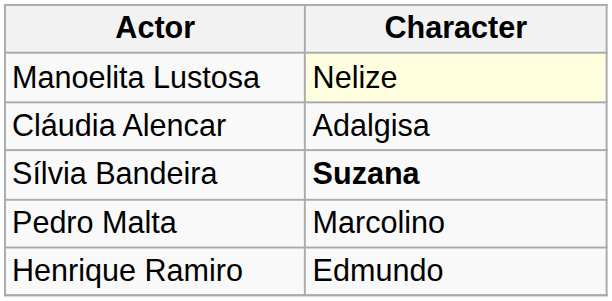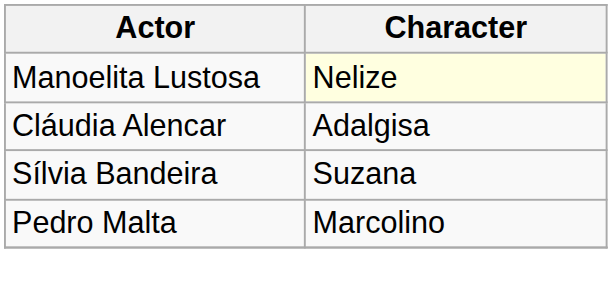(366, 174) bold -> (364, 174) normal
- row: (127, 271)
